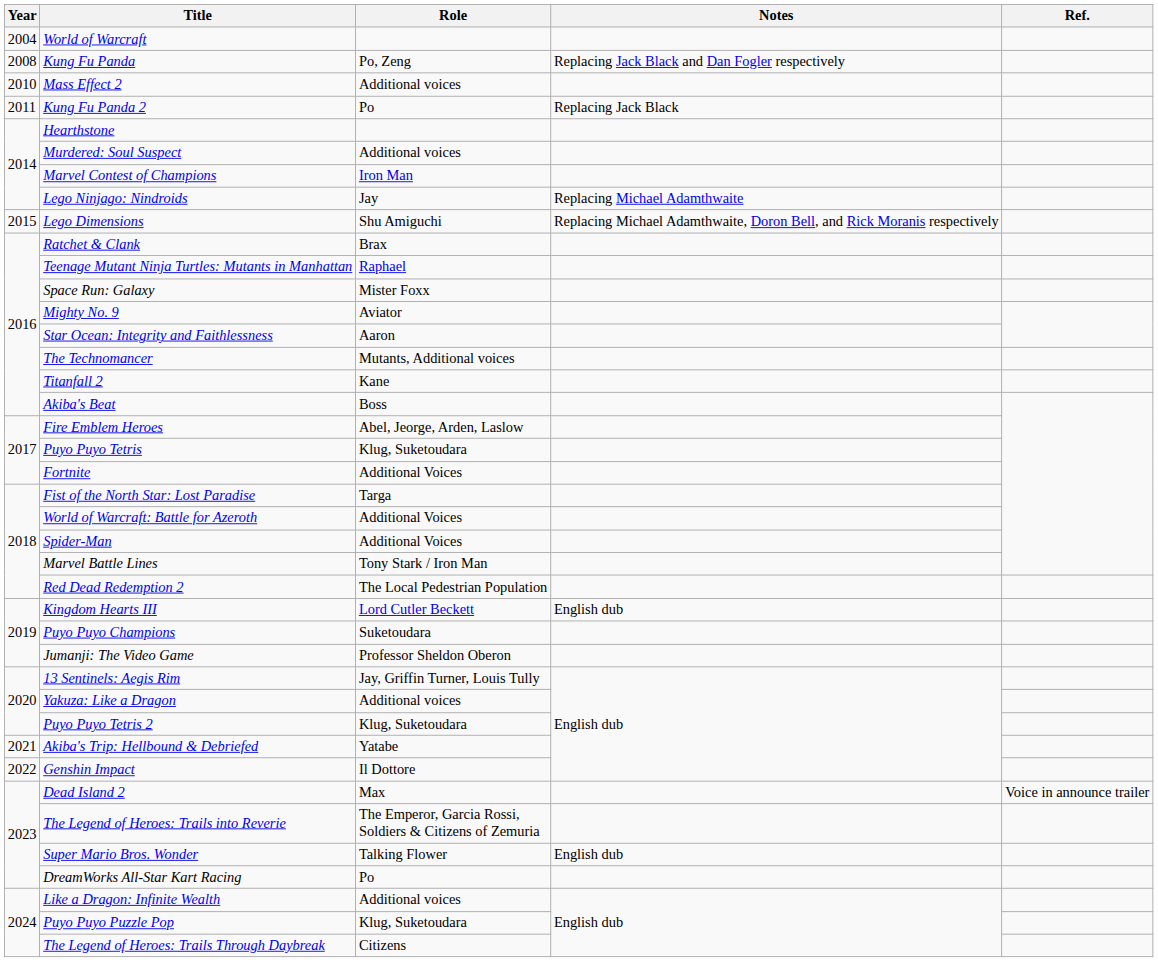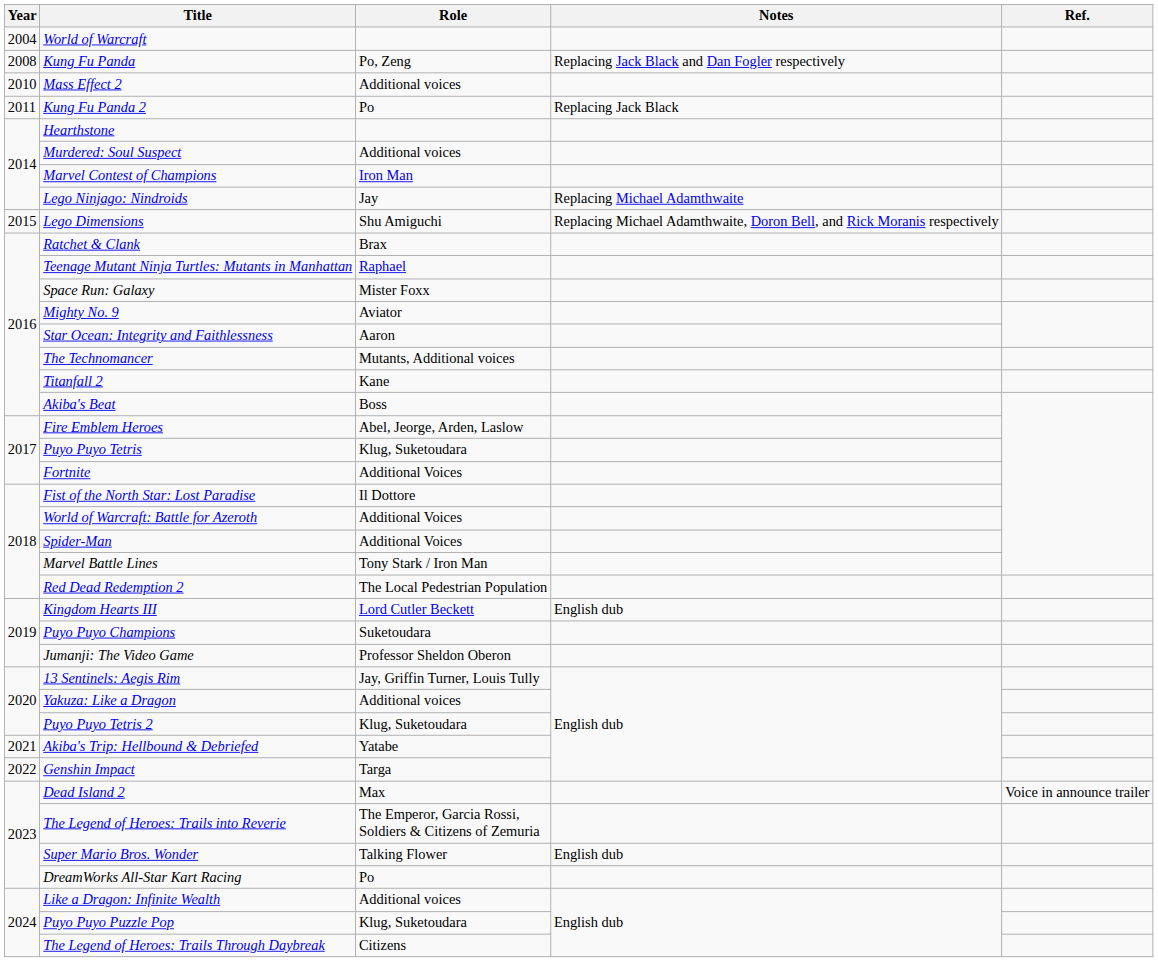(375, 495) Targa -> (387, 495) Il Dottore
(387, 769) Il Dottore -> (375, 769) Targa
